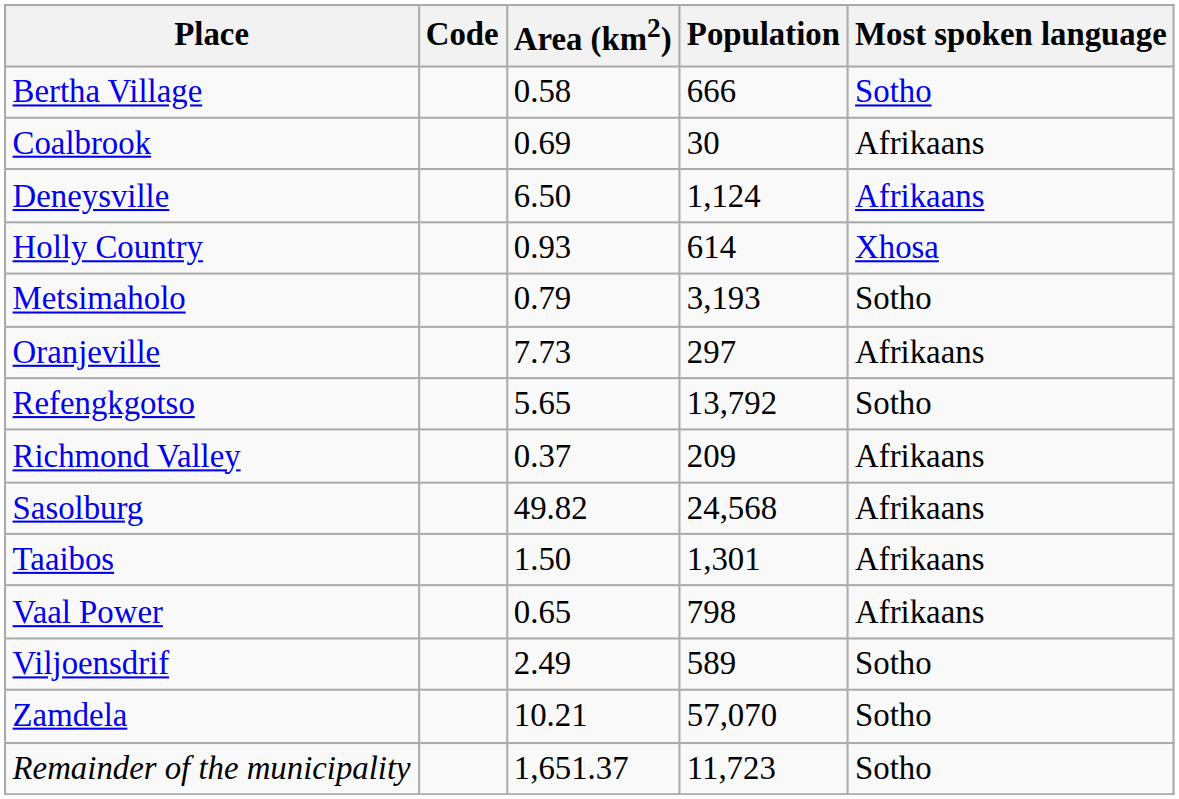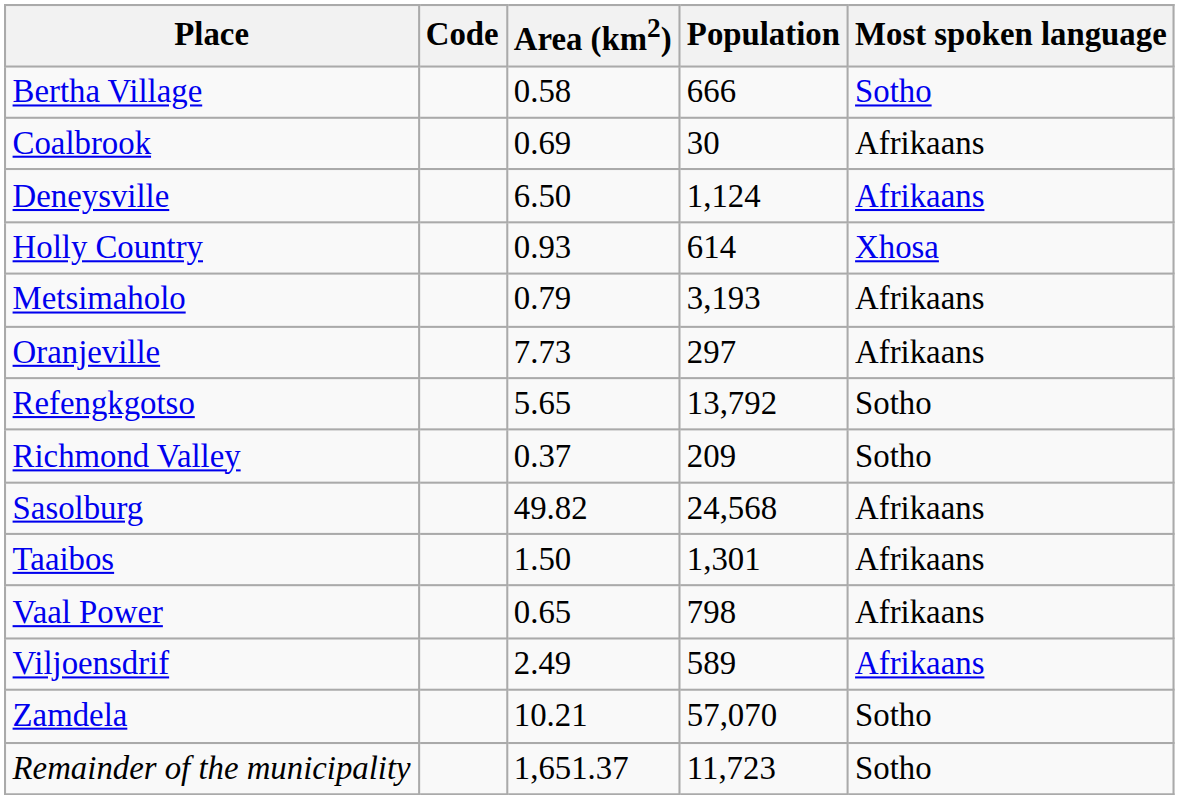(893, 299) Sotho -> (920, 299) Afrikaans
(920, 455) Afrikaans -> (893, 455) Sotho
(893, 663) Sotho -> (920, 663) Afrikaans
